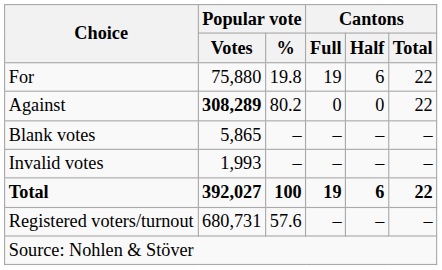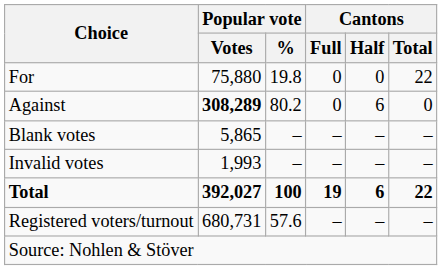(332, 76) 19 -> (337, 76) 0
(380, 76) 6 -> (380, 76) 0
(380, 105) 0 -> (380, 105) 6
(424, 105) 22 -> (428, 105) 0
